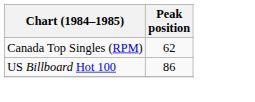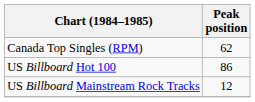+ row: (104, 86)
